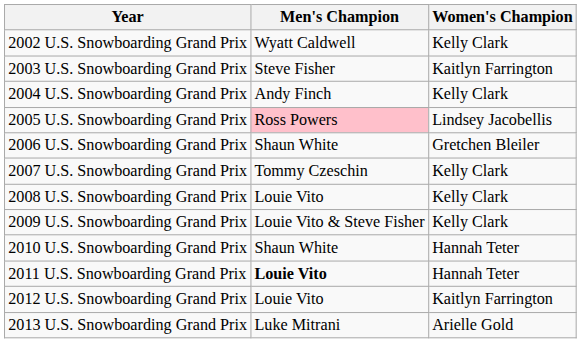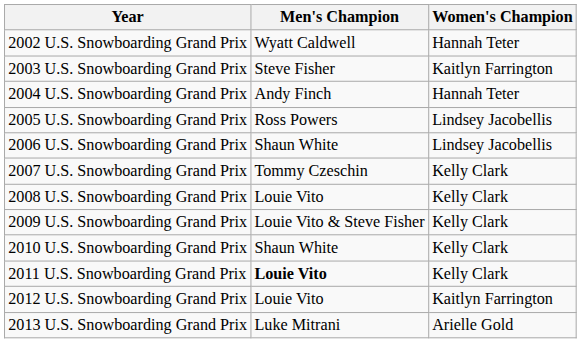(470, 42) Kelly Clark -> (476, 42) Hannah Teter
(470, 94) Kelly Clark -> (476, 94) Hannah Teter
(296, 119) pink background -> (296, 119) no background
(486, 145) Gretchen Bleiler -> (492, 145) Lindsey Jacobellis
(476, 247) Hannah Teter -> (470, 247) Kelly Clark
(476, 273) Hannah Teter -> (470, 273) Kelly Clark
